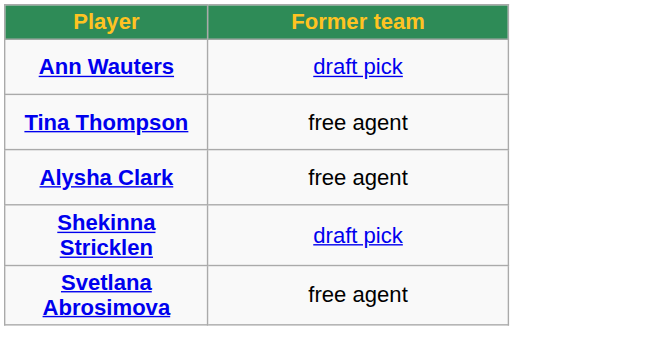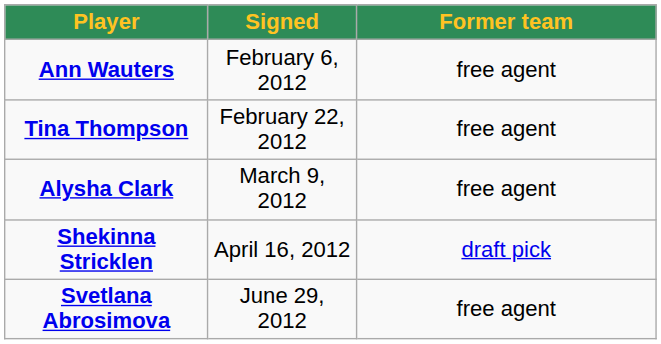+ column: (282, 22)
(358, 67) draft pick -> (506, 69) free agent
